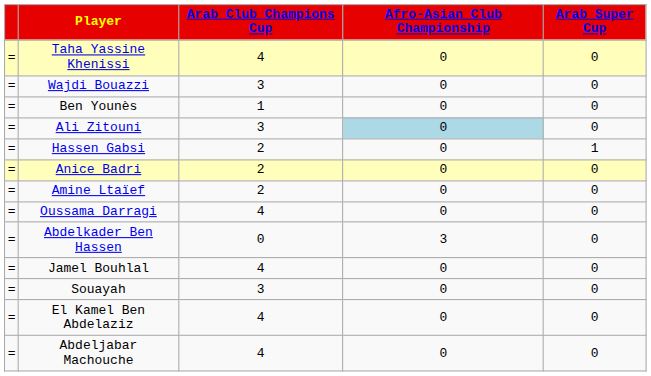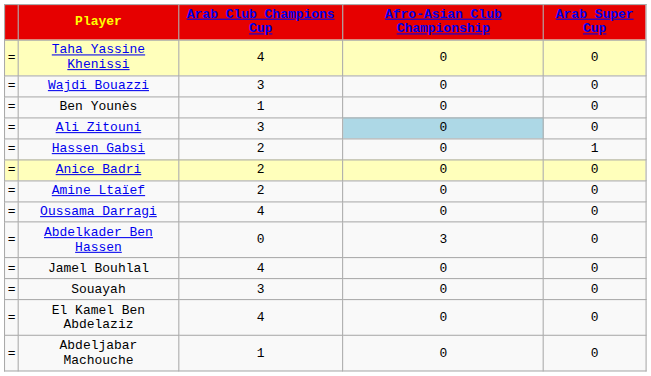(261, 354) 4 -> (261, 354) 1
